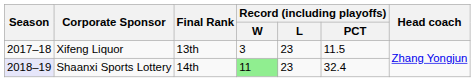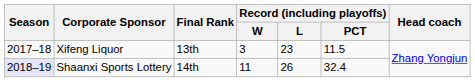(245, 67) lightgreen background -> (245, 67) no background
(287, 67) 23 -> (287, 67) 26
